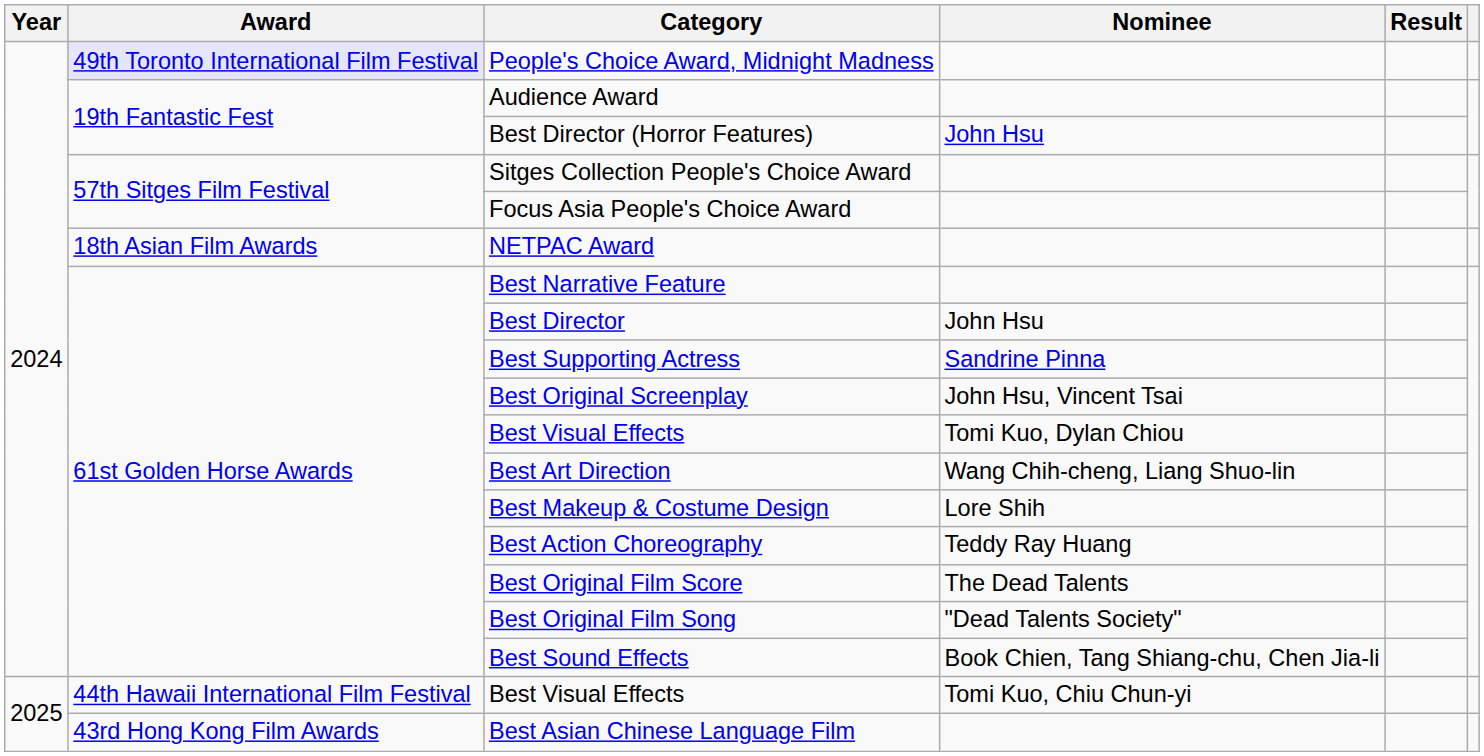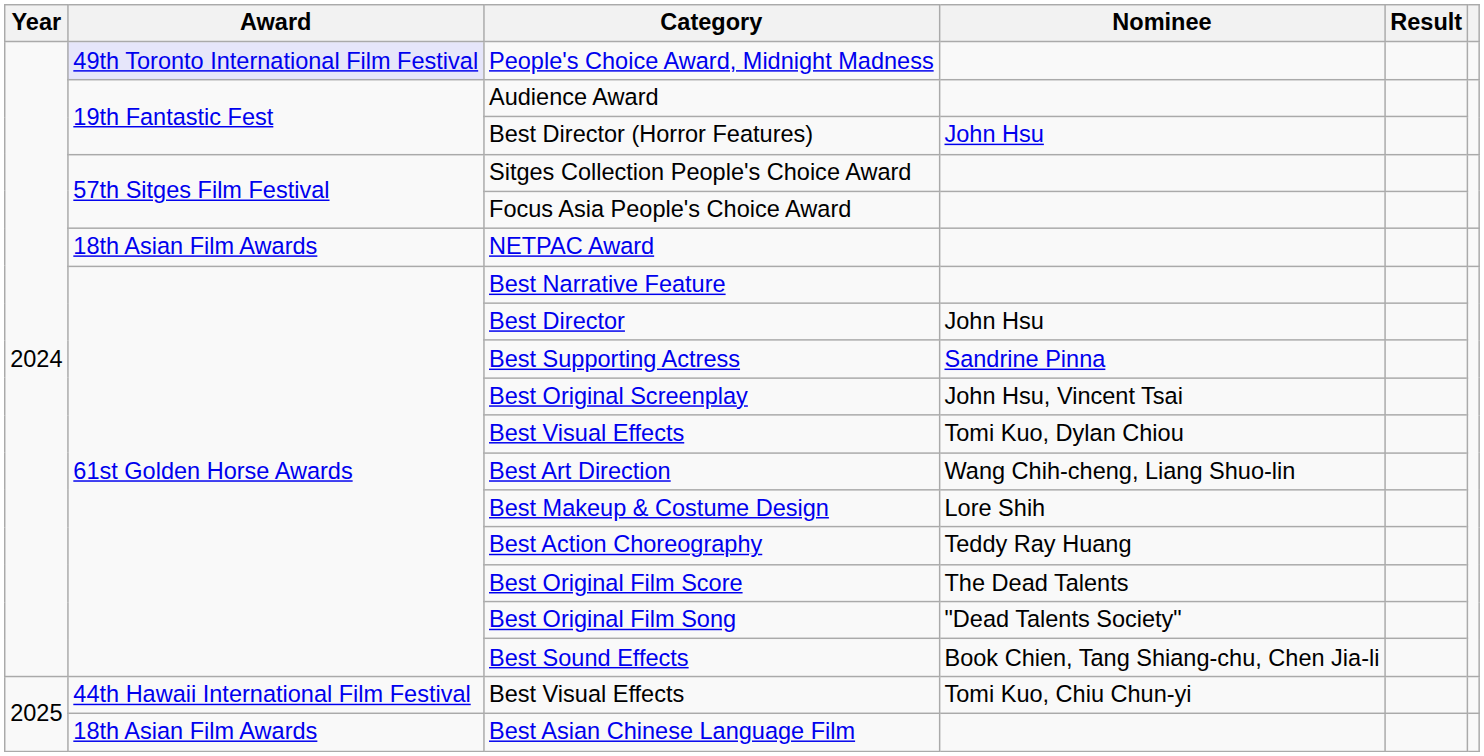(226, 731) 43rd Hong Kong Film Awards -> (195, 731) 18th Asian Film Awards
